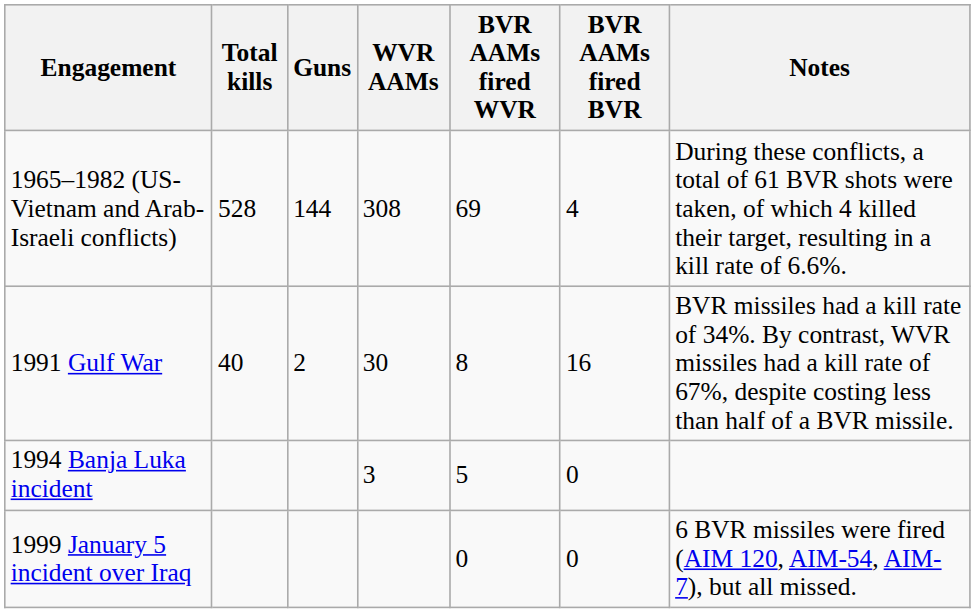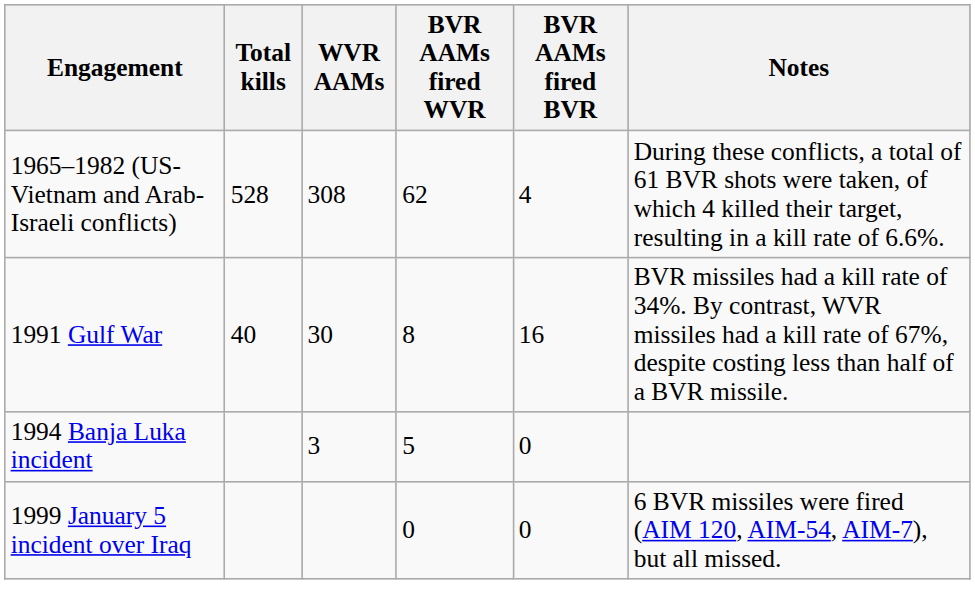- column: (322, 67)
(468, 208) 69 -> (415, 193) 62
